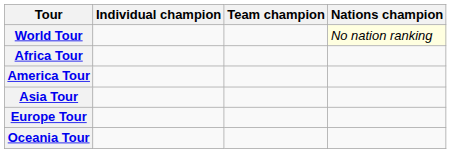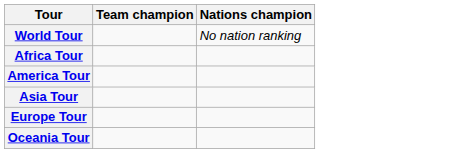- column: (159, 14)
(382, 35) lightyellow background -> (250, 35) no background
